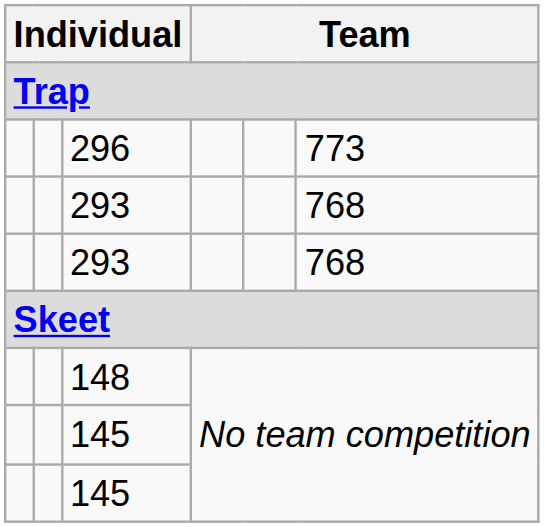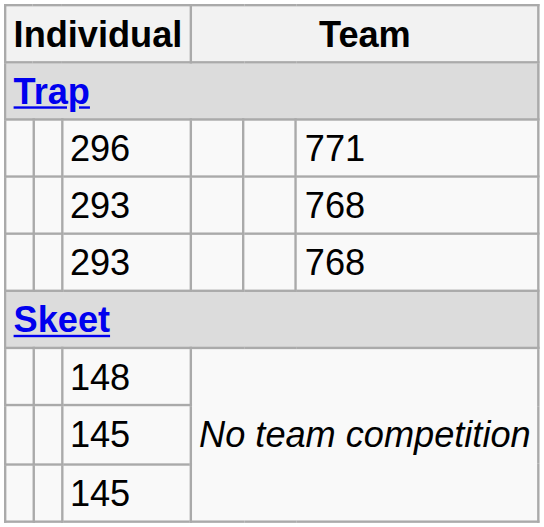(335, 149) 773 -> (335, 149) 771
